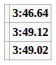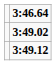rows swapped: (30, 50) <-> (30, 32)
